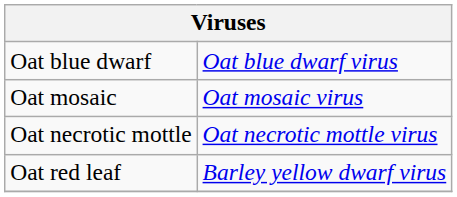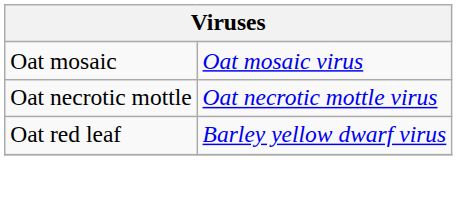- row: (81, 60)
